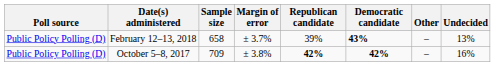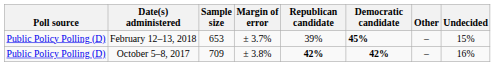(216, 38) 658 -> (216, 38) 653
(358, 38) 43% -> (358, 38) 45%
(466, 38) 13% -> (466, 38) 15%
